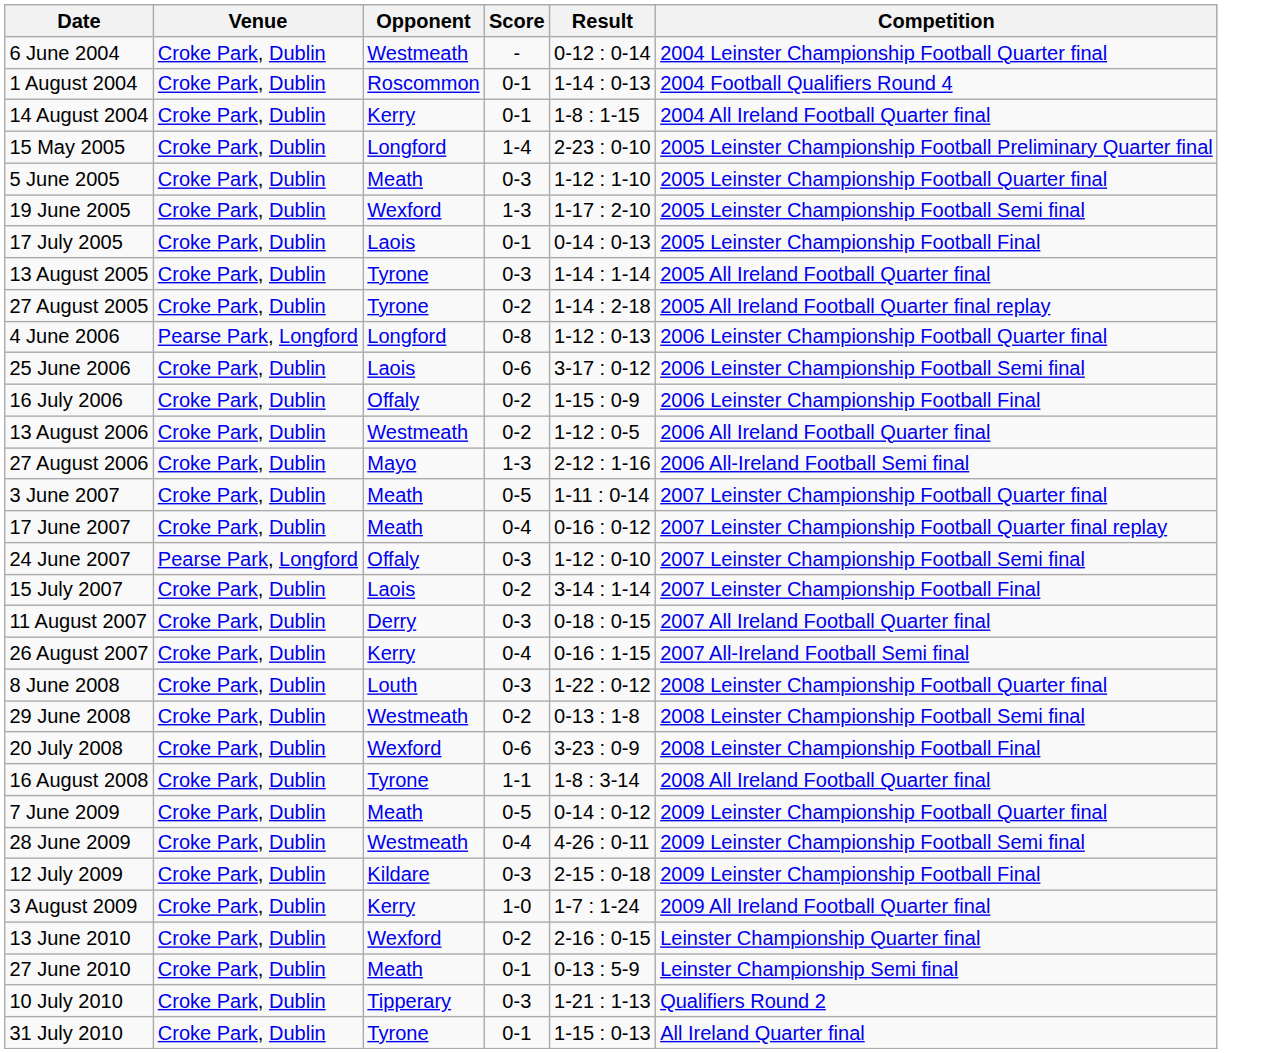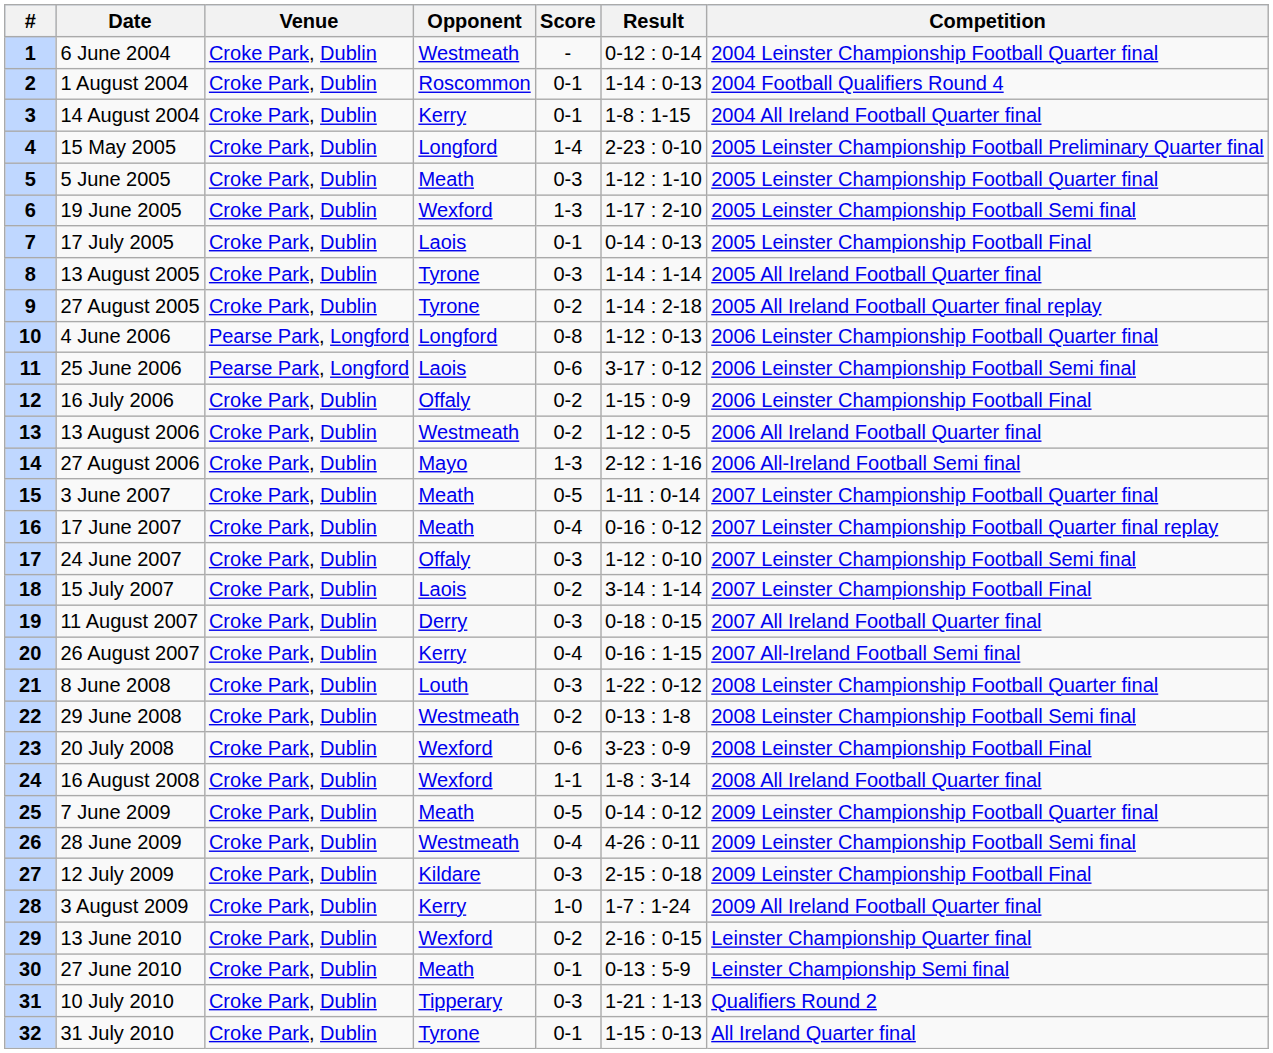+ column: (30, 21)
(242, 369) Croke Park, Dublin -> (309, 369) Pearse Park, Longford
(258, 558) Pearse Park, Longford -> (293, 558) Croke Park, Dublin
(398, 780) Tyrone -> (456, 780) Wexford
